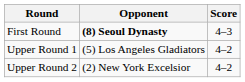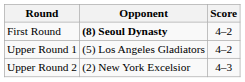(224, 31) 4–3 -> (224, 31) 4–2
(224, 67) 4–2 -> (224, 67) 4–3
